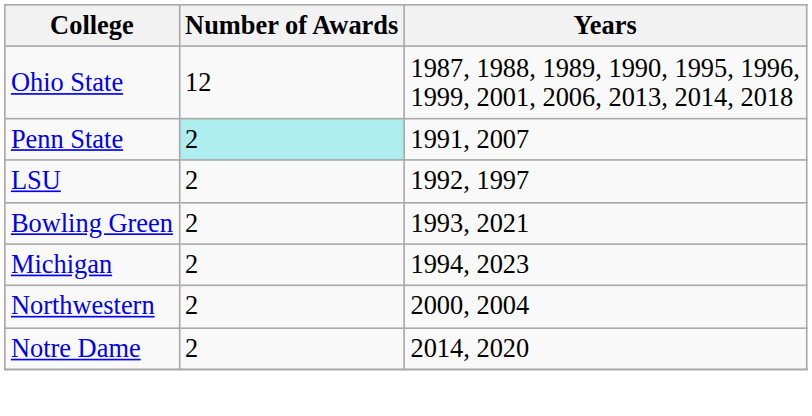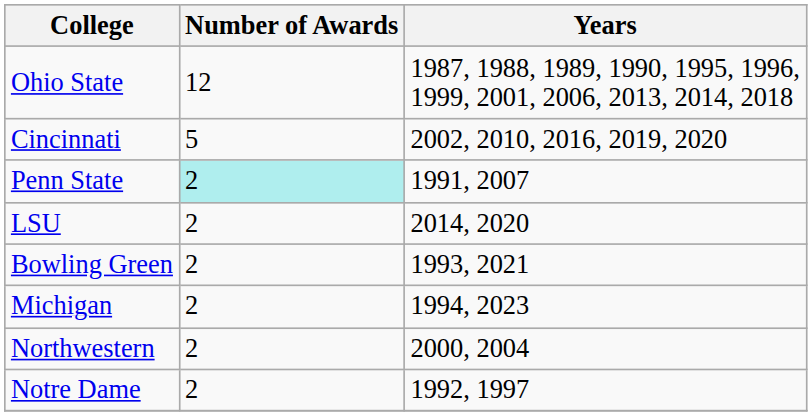+ row: (66, 138)
(470, 180) 1992, 1997 -> (470, 222) 2014, 2020
(470, 348) 2014, 2020 -> (470, 390) 1992, 1997
